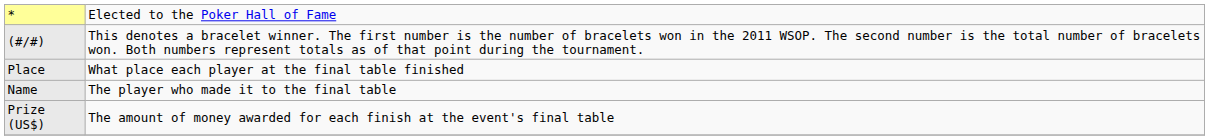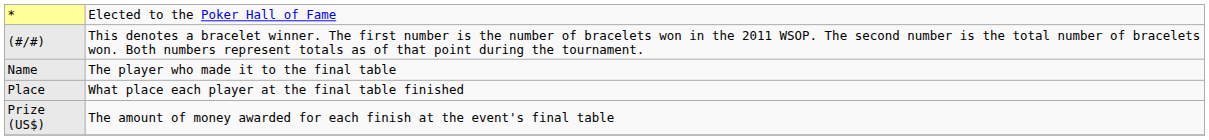rows swapped: (26, 70) <-> (22, 90)
